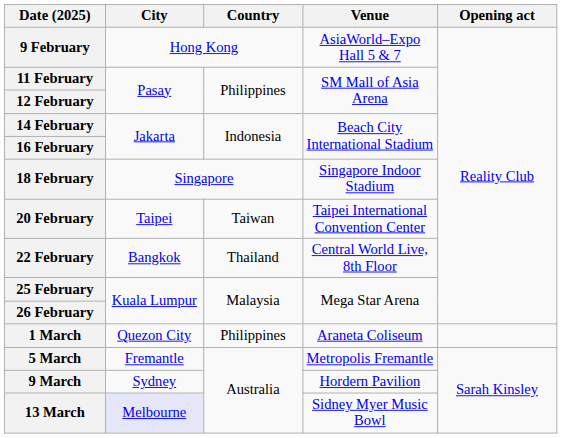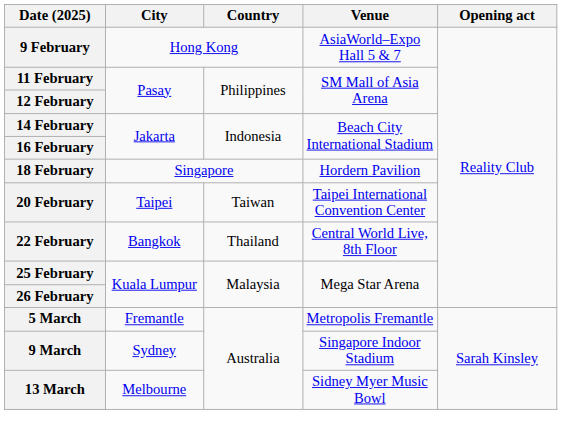(370, 179) Singapore Indoor Stadium -> (370, 170) Hordern Pavilion
- row: (55, 335)
(370, 381) Hordern Pavilion -> (370, 350) Singapore Indoor Stadium
(154, 413) lavender background -> (154, 389) no background
